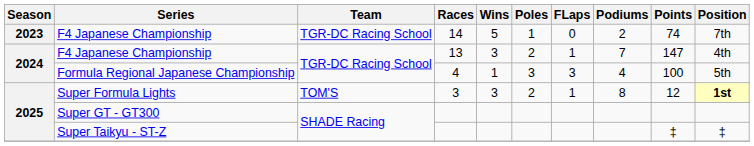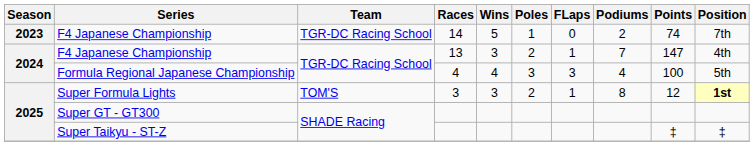(494, 73) 1 -> (494, 73) 4
